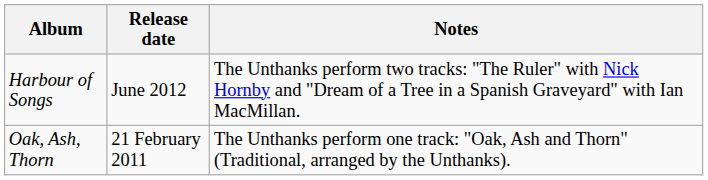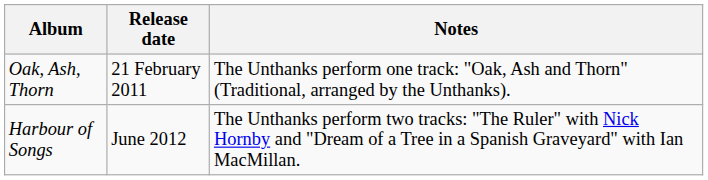rows swapped: (45, 149) <-> (50, 89)
